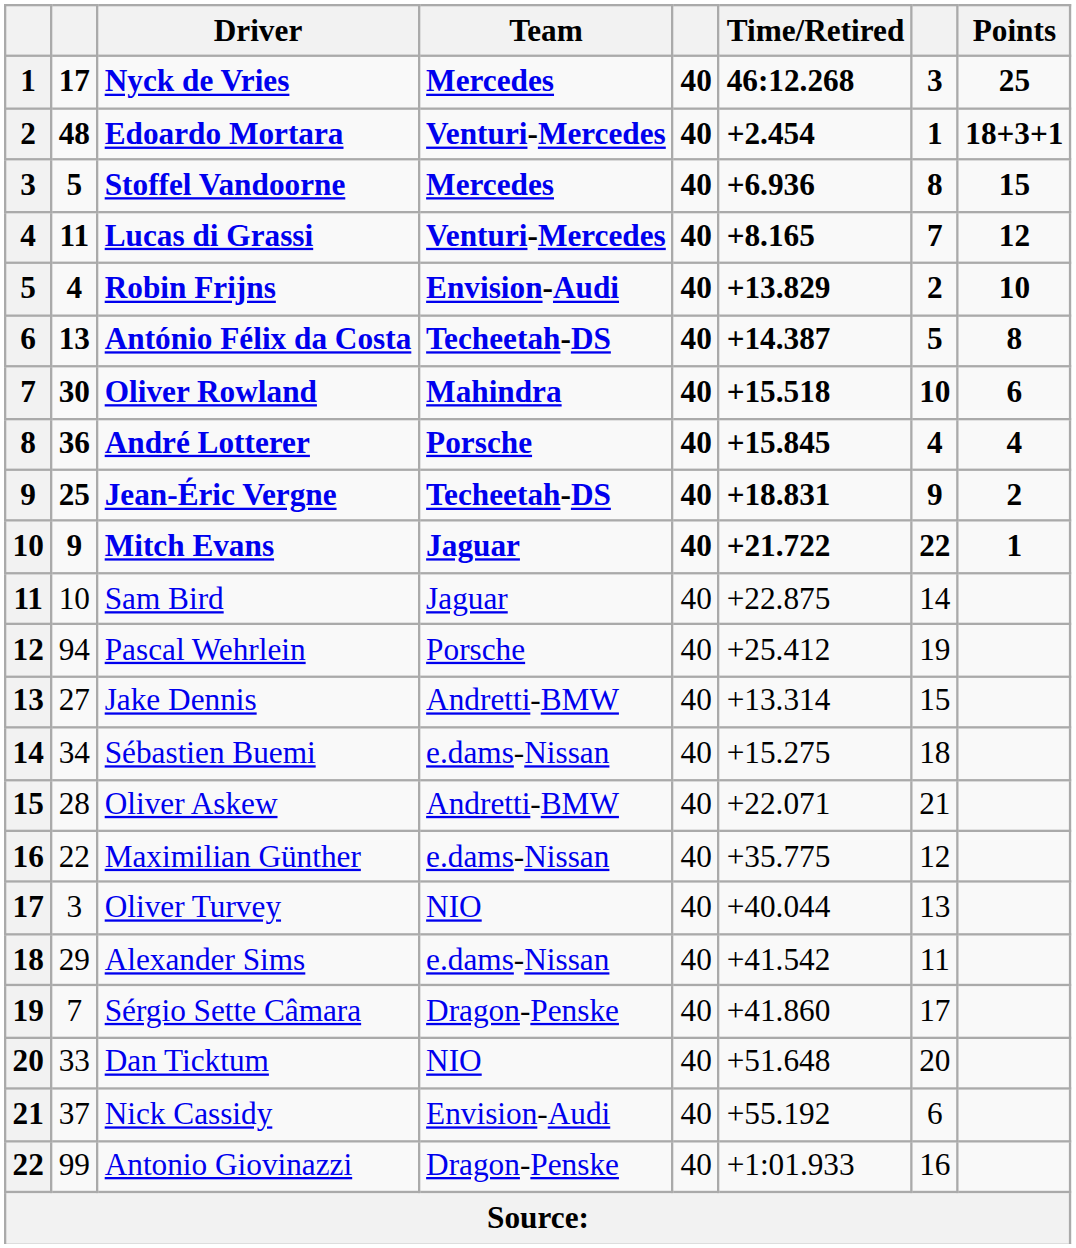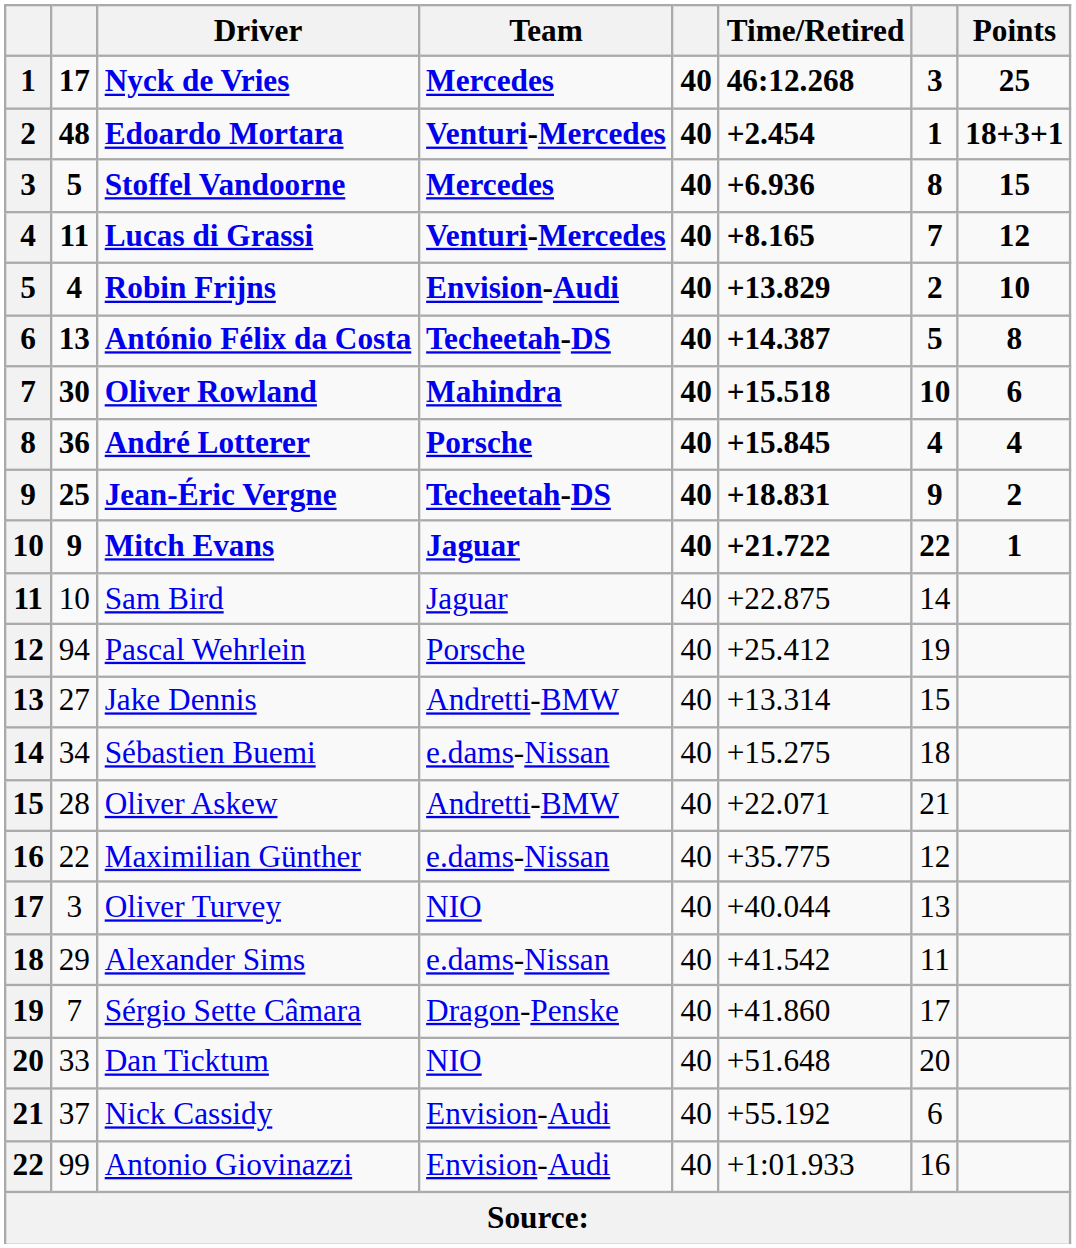(523, 1165) Dragon-Penske -> (518, 1165) Envision-Audi
